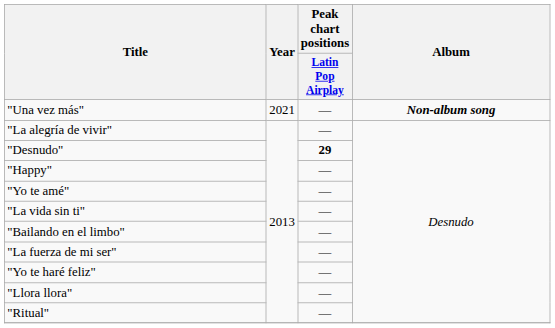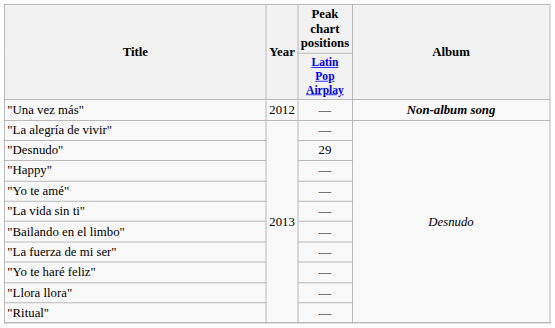(282, 109) 2021 -> (282, 109) 2012
(325, 150) bold -> (325, 150) normal
